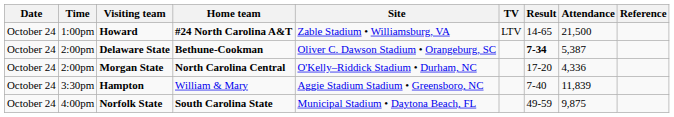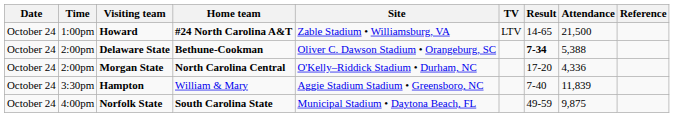(574, 49) 5,387 -> (574, 49) 5,388
